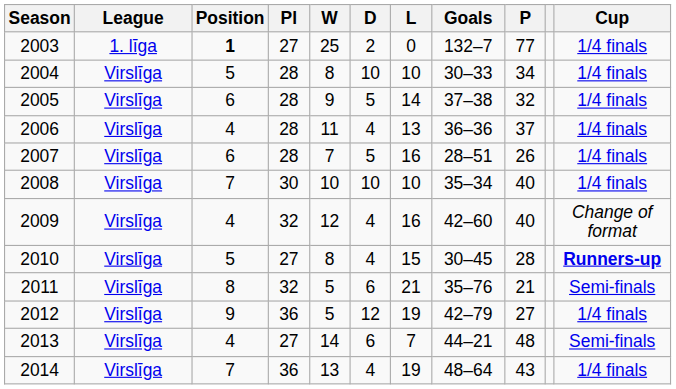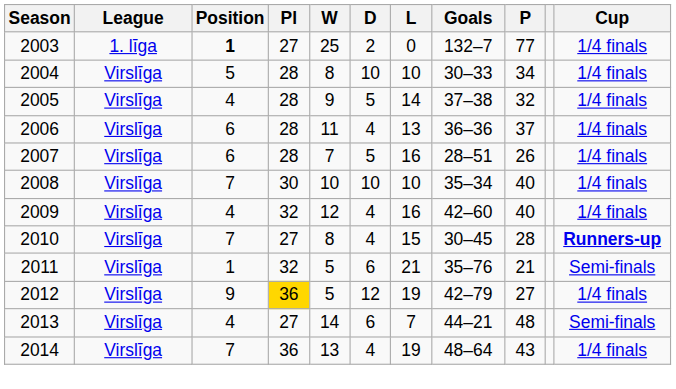(230, 101) 6 -> (230, 101) 4
(230, 128) 4 -> (230, 128) 6
(612, 221) Change of format -> (612, 211) 1/4 finals
(230, 259) 5 -> (230, 239) 7
(230, 286) 8 -> (230, 267) 1
(289, 314) no background -> (289, 294) gold background
